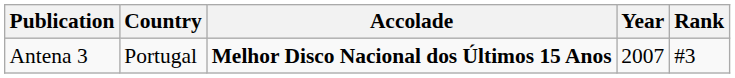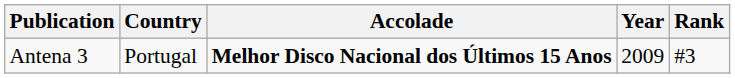(643, 55) 2007 -> (643, 55) 2009
